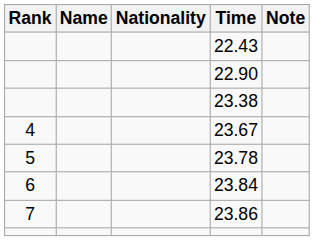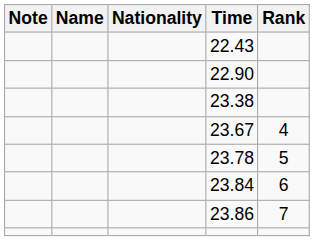columns swapped: (30, 18) <-> (286, 18)
